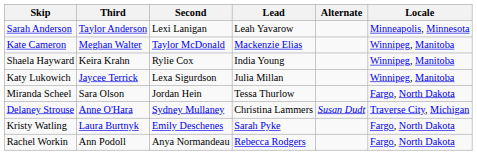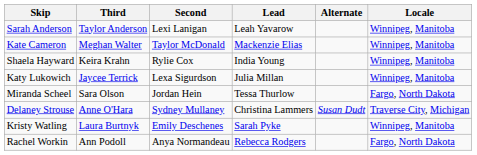(420, 28) Minneapolis, Minnesota -> (412, 28) Winnipeg, Manitoba
(412, 126) Fargo, North Dakota -> (412, 126) Winnipeg, Manitoba
